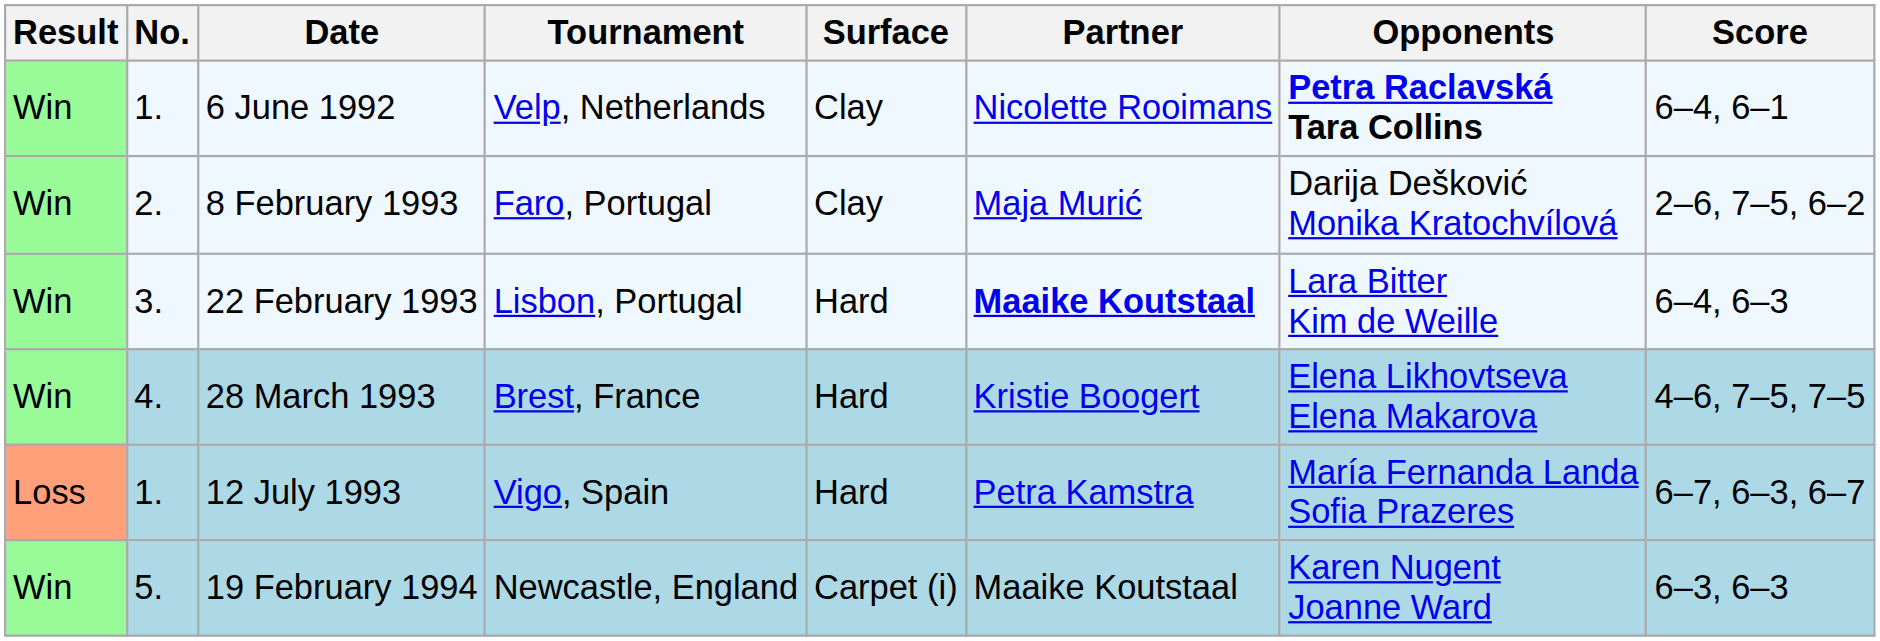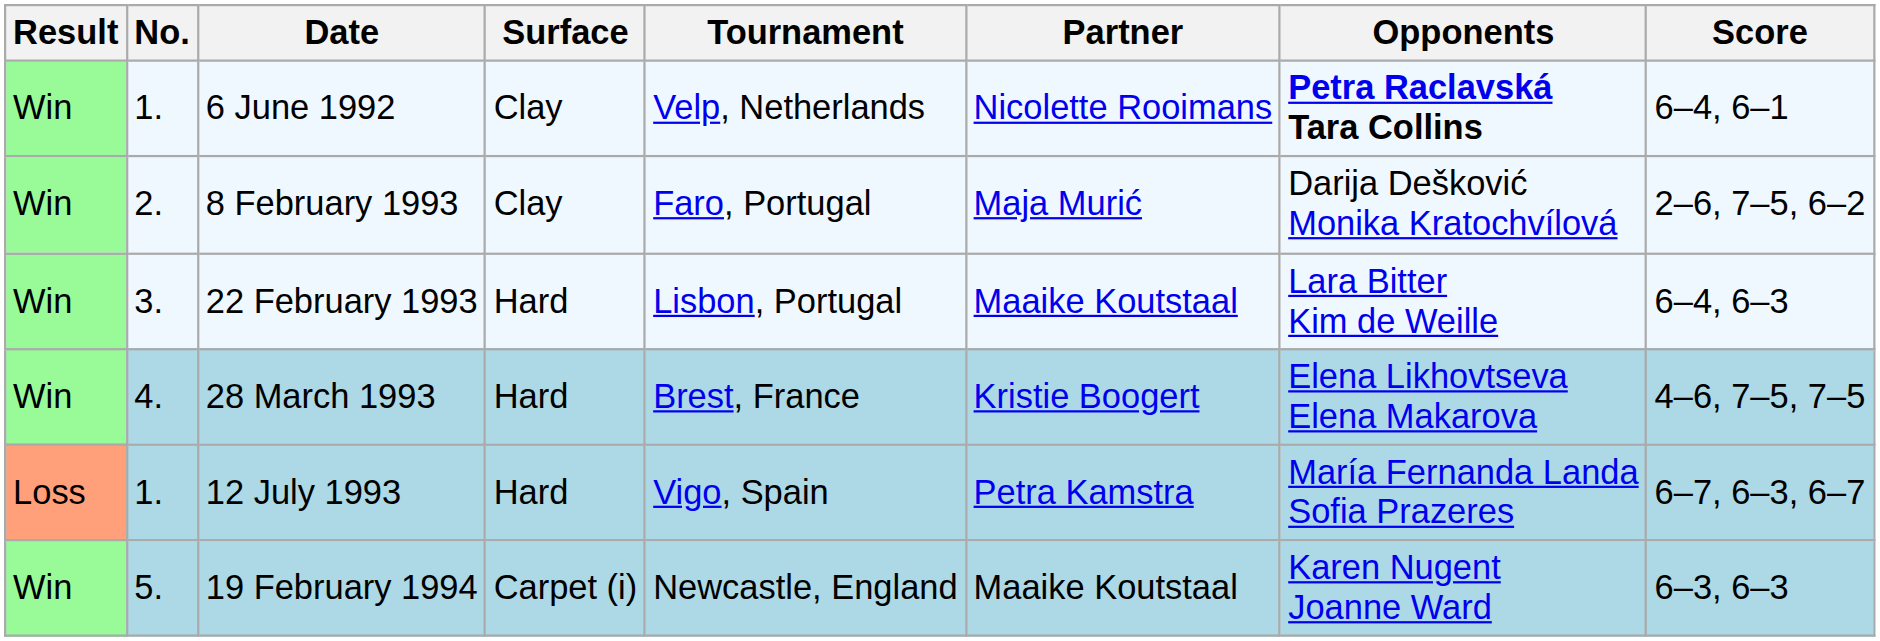columns swapped: (646, 31) <-> (886, 31)
(1114, 299) bold -> (1106, 299) normal
